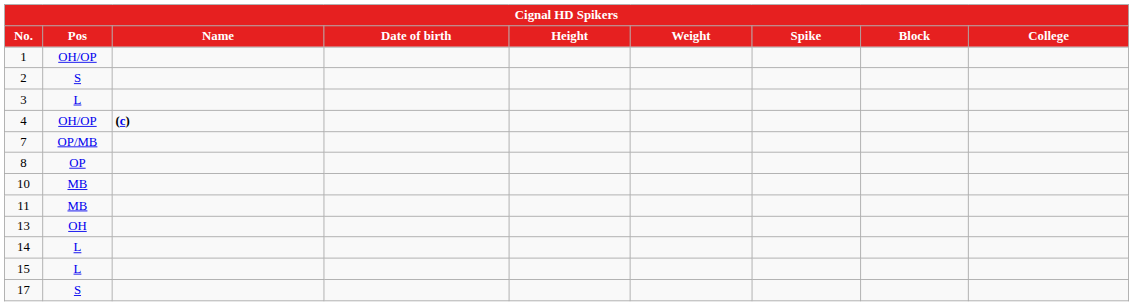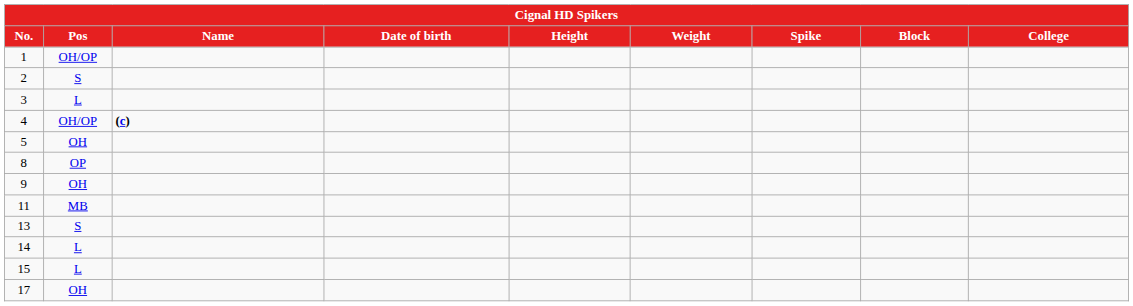+ row: (24, 142)
- row: (23, 142)
+ row: (24, 184)
- row: (23, 184)
(77, 226) OH -> (78, 226) S
(77, 290) S -> (78, 290) OH
